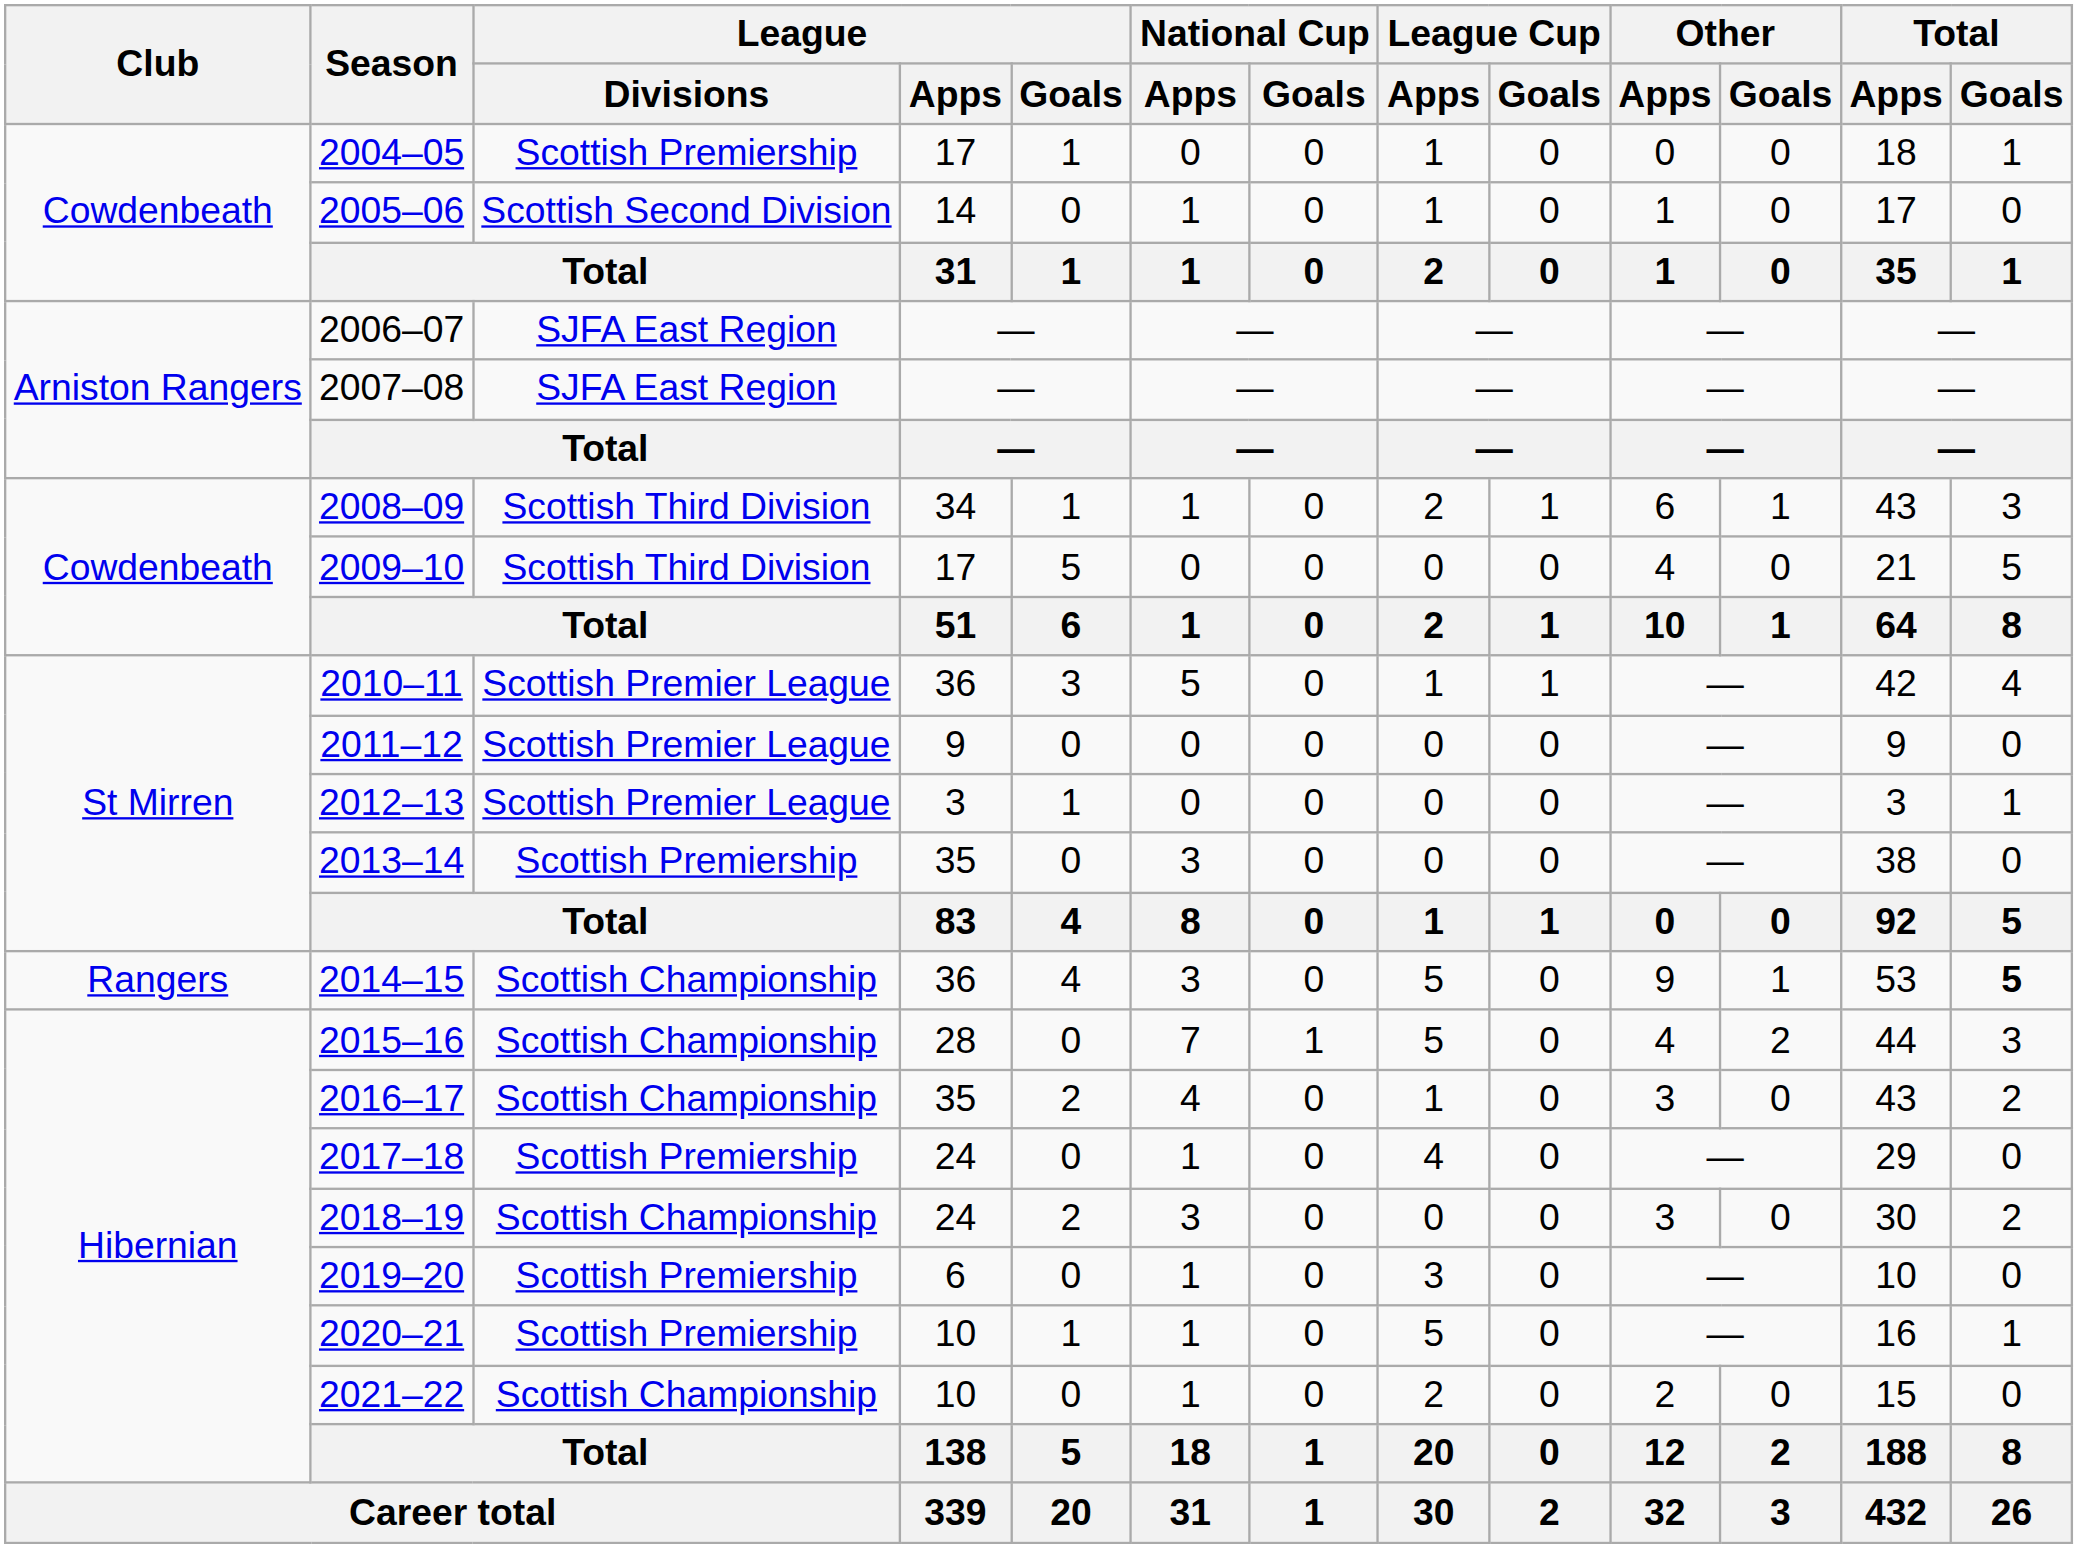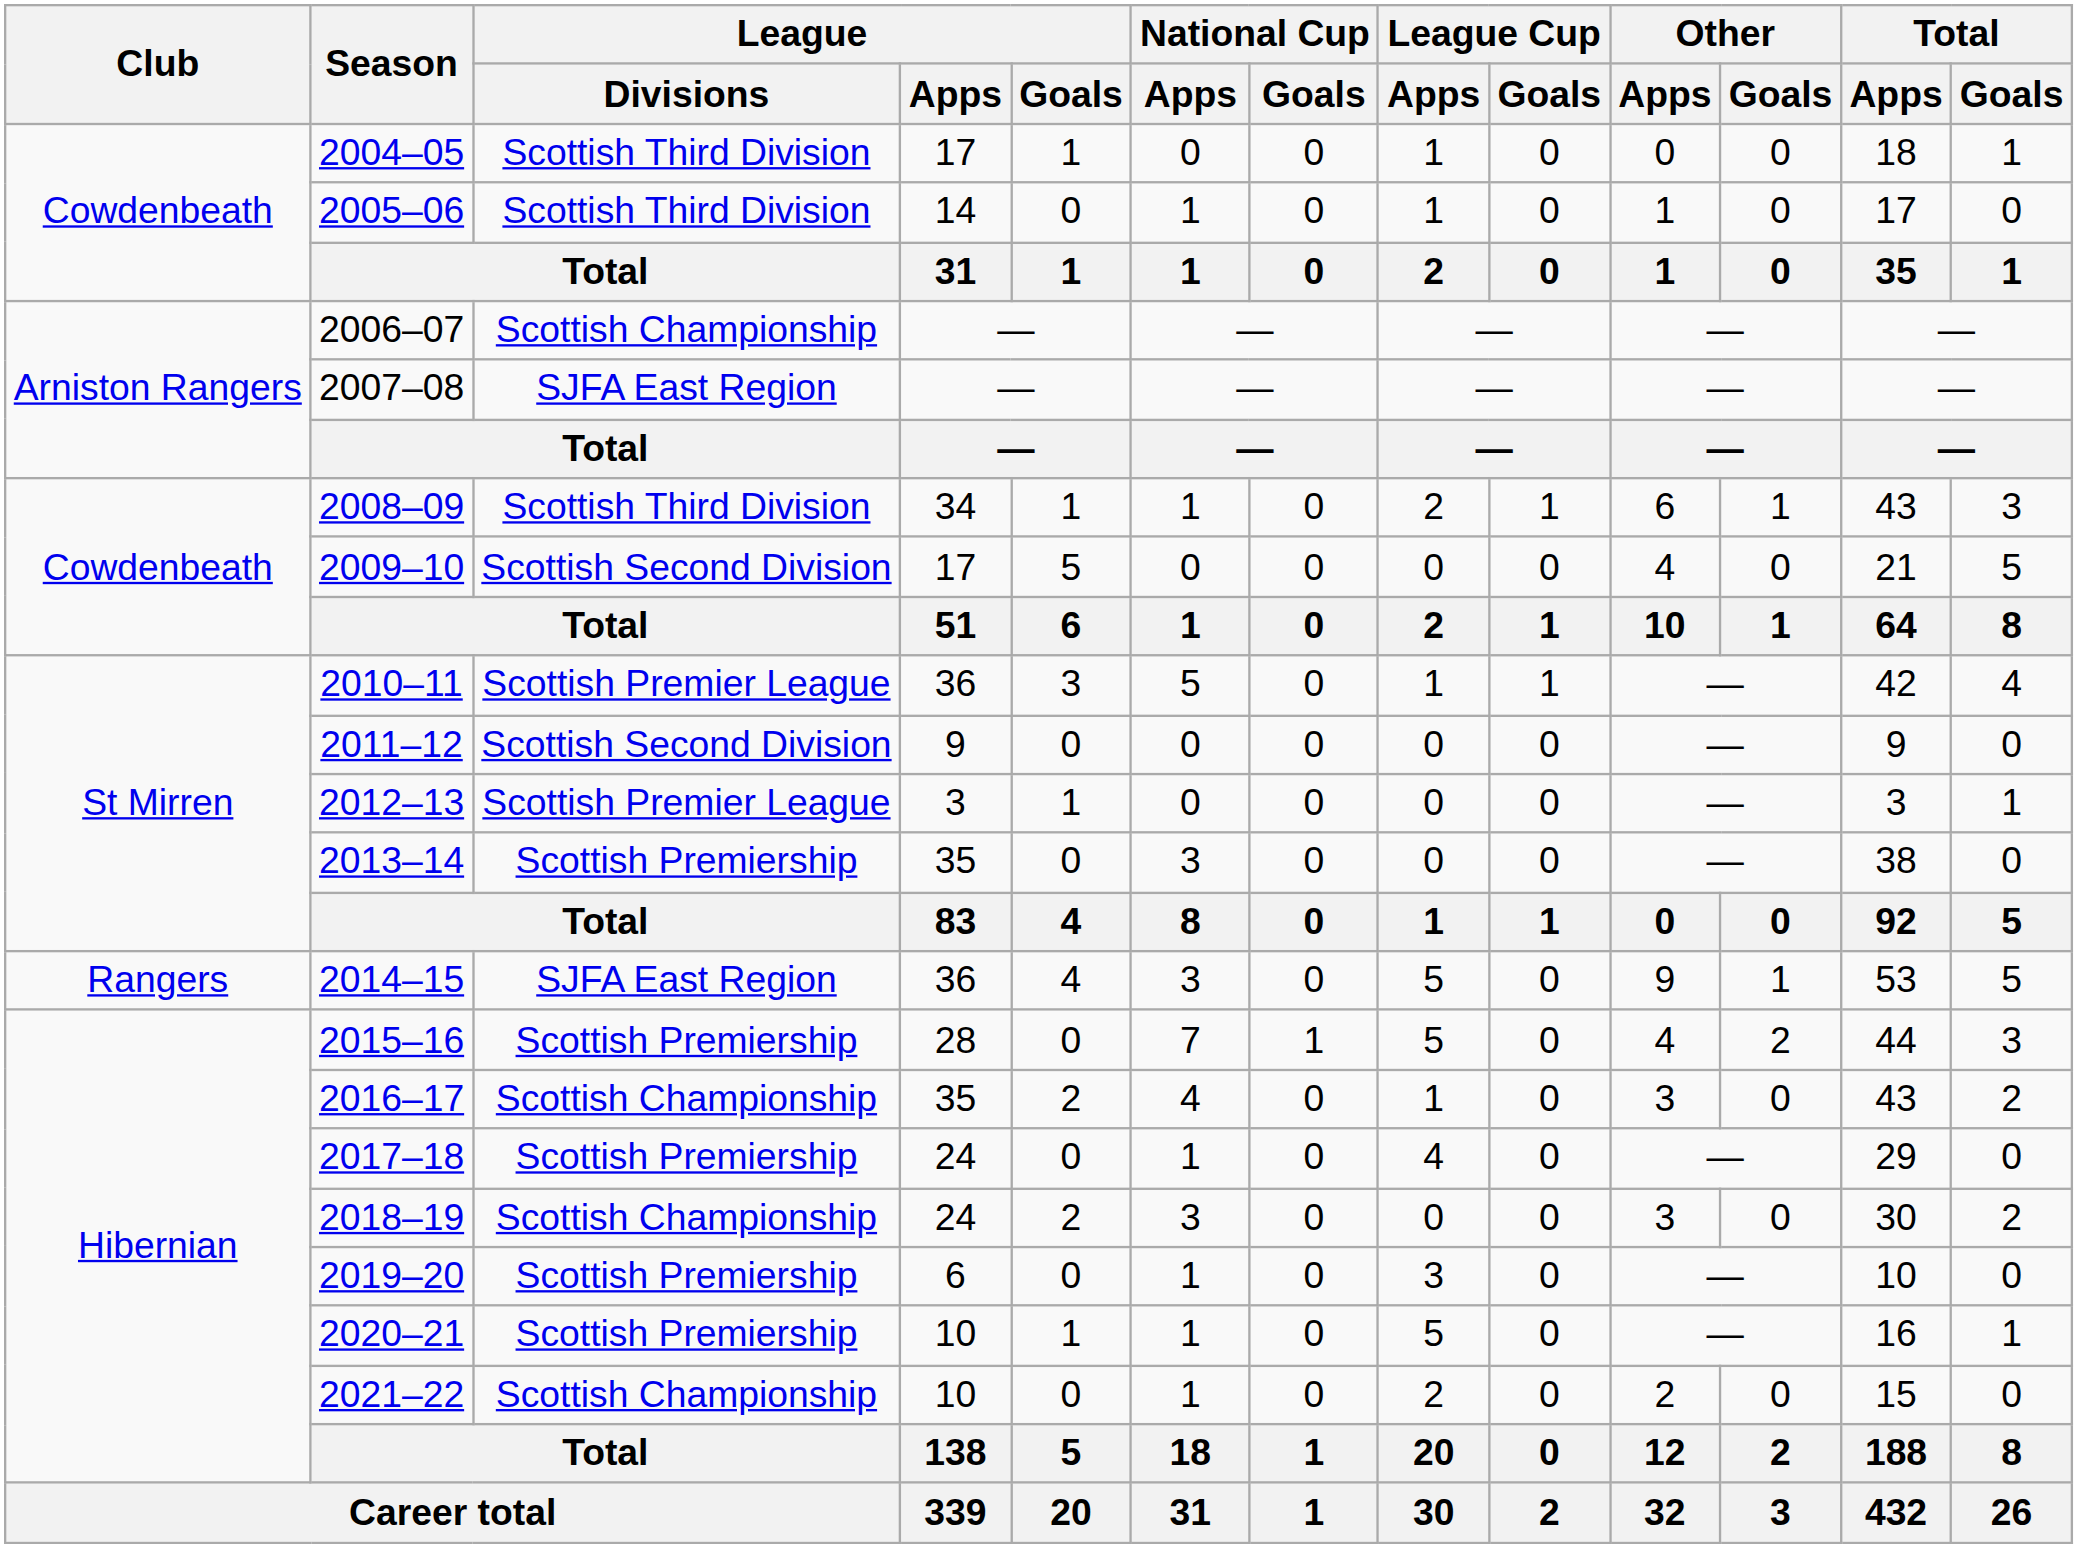(686, 152) Scottish Premiership -> (686, 152) Scottish Third Division
(686, 211) Scottish Second Division -> (686, 211) Scottish Third Division
(686, 329) SJFA East Region -> (686, 329) Scottish Championship
(686, 566) Scottish Third Division -> (686, 566) Scottish Second Division
(686, 743) Scottish Premier League -> (686, 743) Scottish Second Division
(686, 980) Scottish Championship -> (686, 980) SJFA East Region
(2012, 980) bold -> (2012, 980) normal
(686, 1039) Scottish Championship -> (686, 1039) Scottish Premiership
